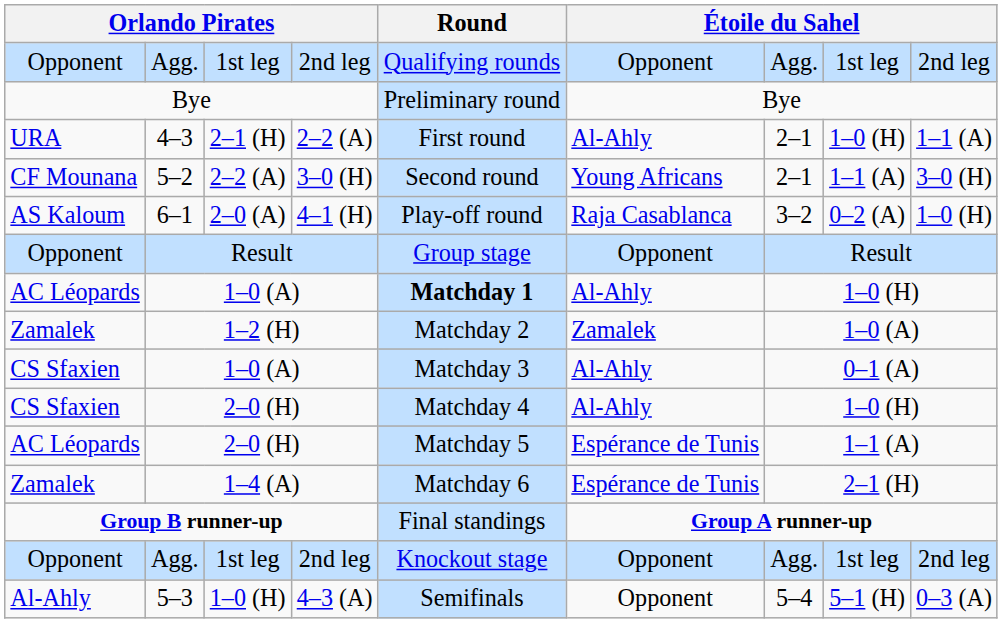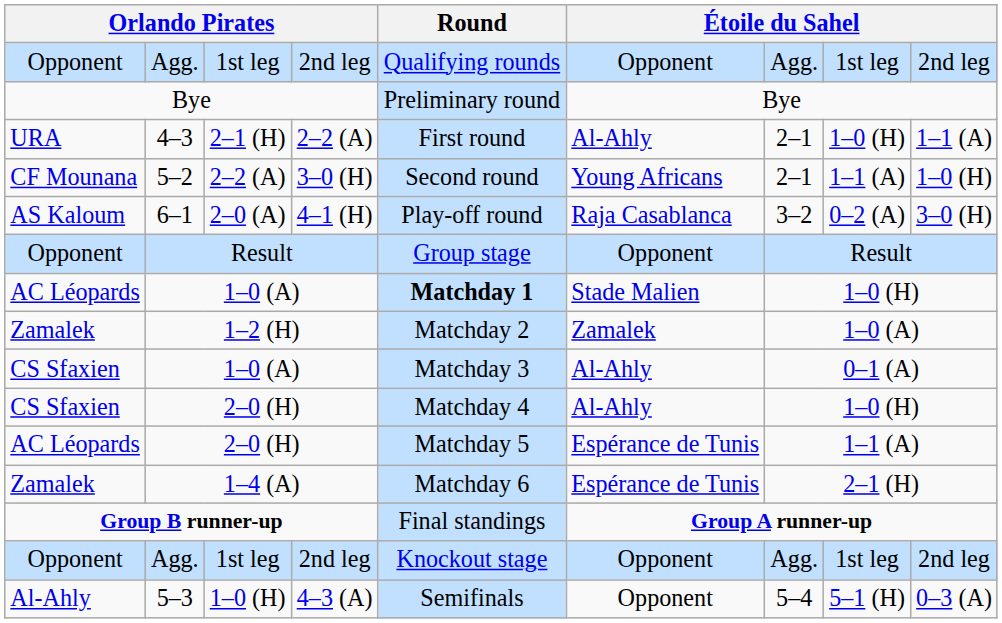(954, 176) 3–0 (H) -> (954, 176) 1–0 (H)
(954, 215) 1–0 (H) -> (954, 215) 3–0 (H)
(612, 291) Al-Ahly -> (635, 291) Stade Malien
